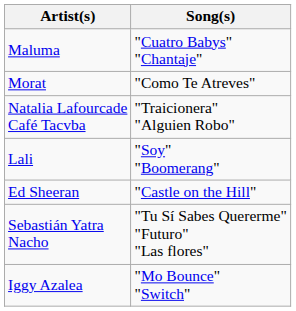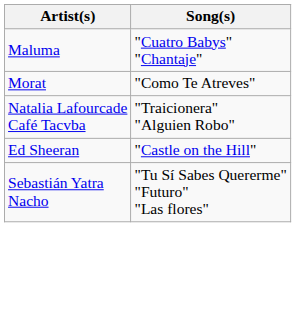- row: (21, 158)
- row: (45, 285)
